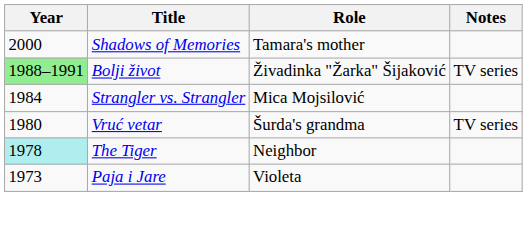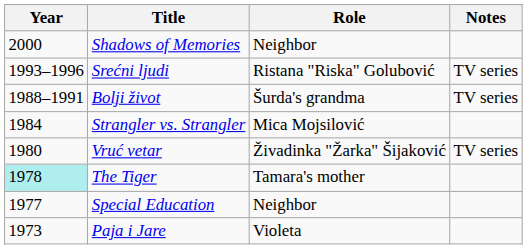(309, 44) Tamara's mother -> (285, 44) Neighbor
+ row: (130, 71)
(46, 71) lightgreen background -> (46, 97) no background
(349, 71) Živadinka "Žarka" Šijaković -> (309, 97) Šurda's grandma
(309, 124) Šurda's grandma -> (349, 151) Živadinka "Žarka" Šijaković
(285, 151) Neighbor -> (309, 177) Tamara's mother
+ row: (153, 204)
